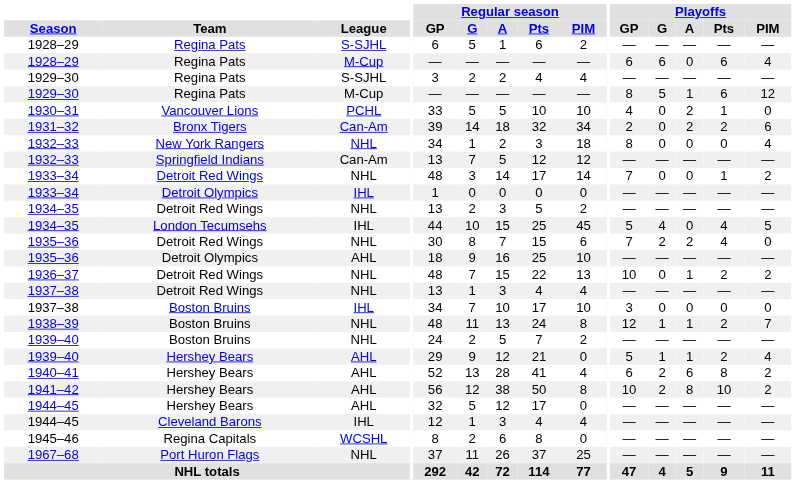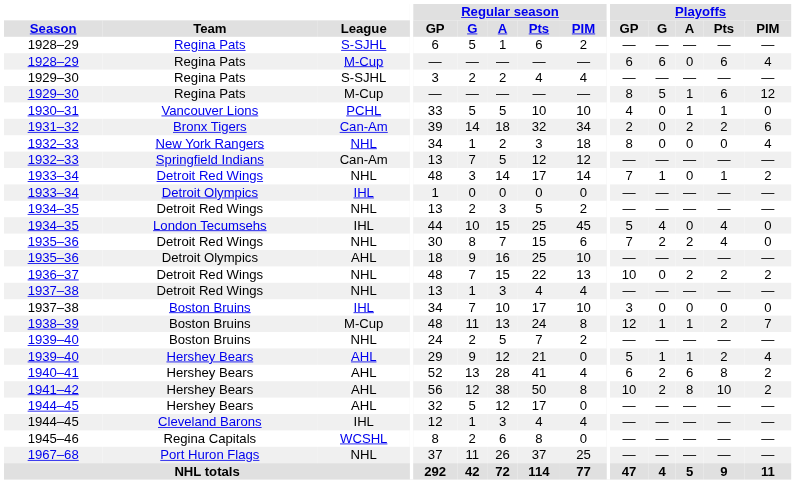(690, 110) 2 -> (690, 110) 1
(662, 176) 0 -> (662, 176) 1
(768, 225) 5 -> (768, 225) 0
(690, 274) 1 -> (690, 274) 2
(364, 323) NHL -> (364, 323) M-Cup
